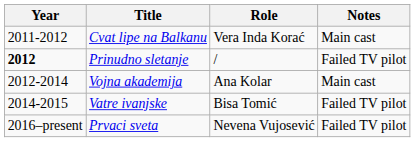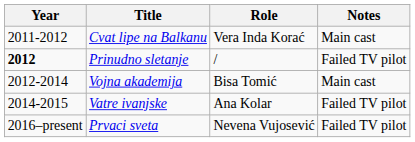(243, 81) Ana Kolar -> (245, 81) Bisa Tomić
(245, 103) Bisa Tomić -> (243, 103) Ana Kolar
